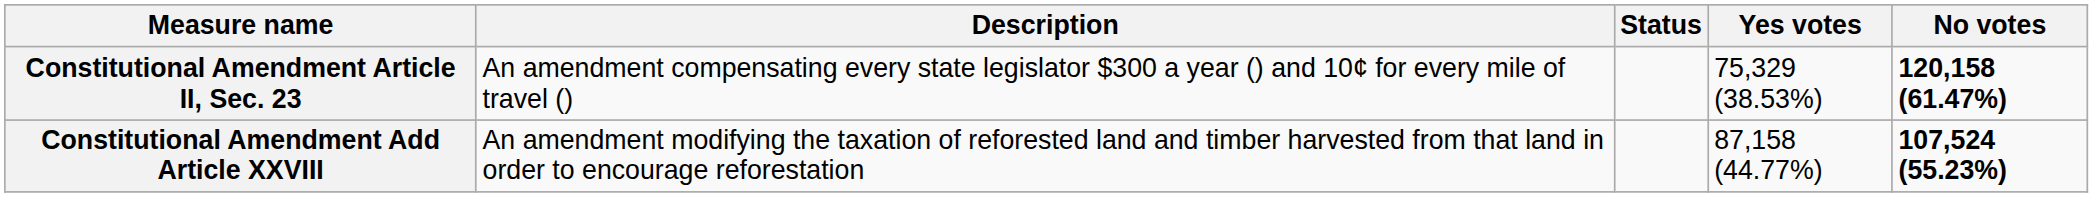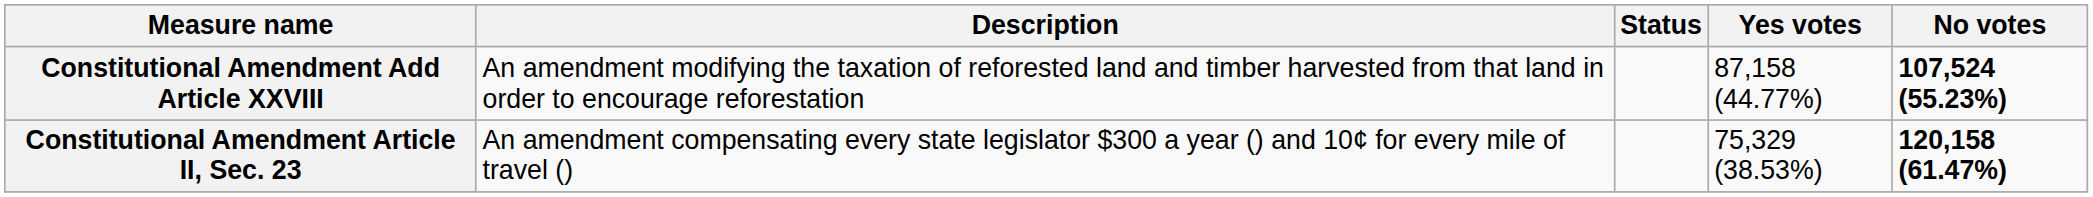rows swapped: (241, 155) <-> (241, 83)
